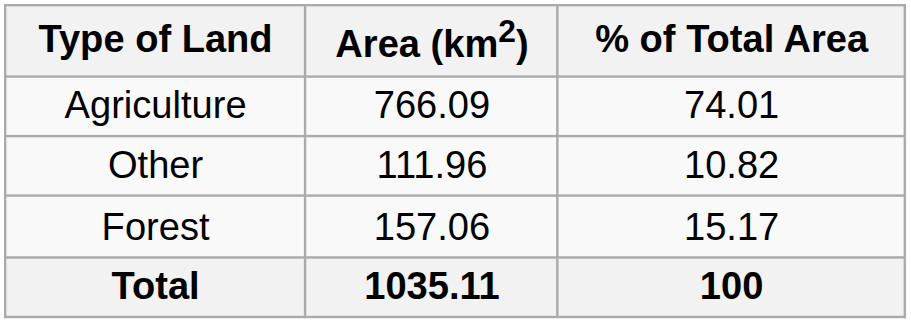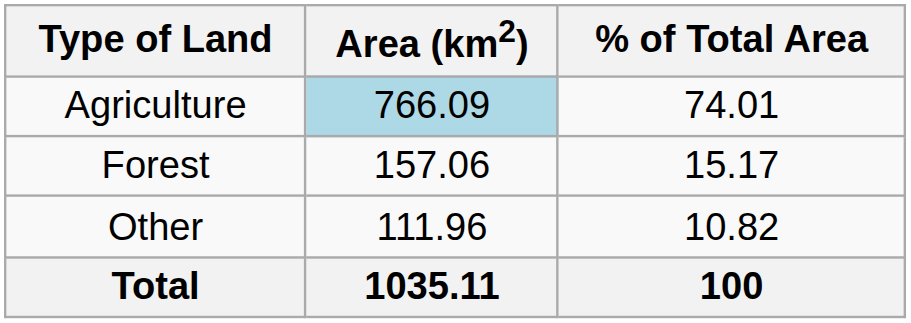(432, 105) no background -> (432, 105) lightblue background
rows swapped: (156, 226) <-> (156, 165)
